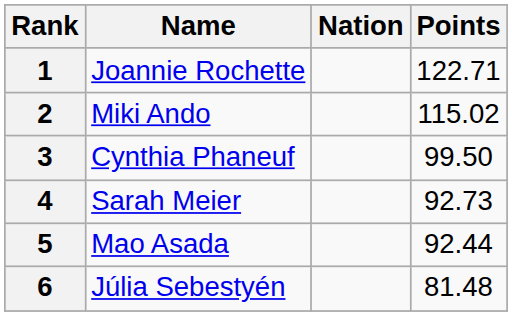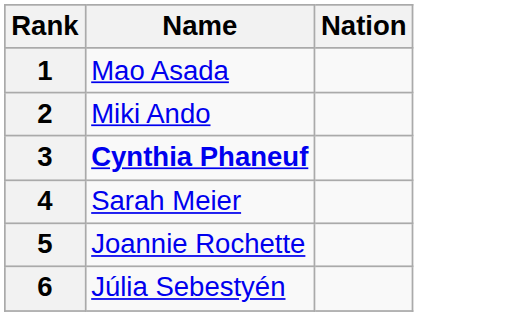- column: (458, 26)
(198, 69) Joannie Rochette -> (160, 69) Mao Asada
(193, 157) normal -> (200, 157) bold
(160, 244) Mao Asada -> (198, 244) Joannie Rochette
